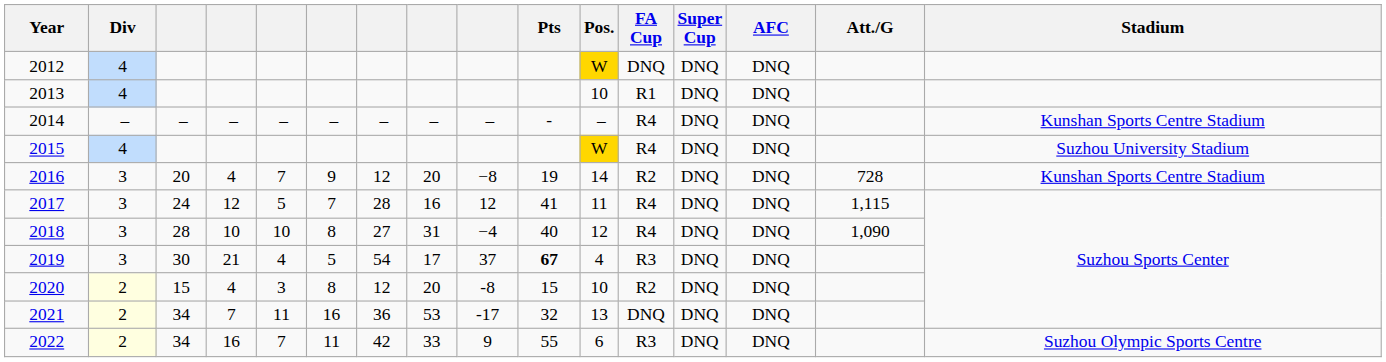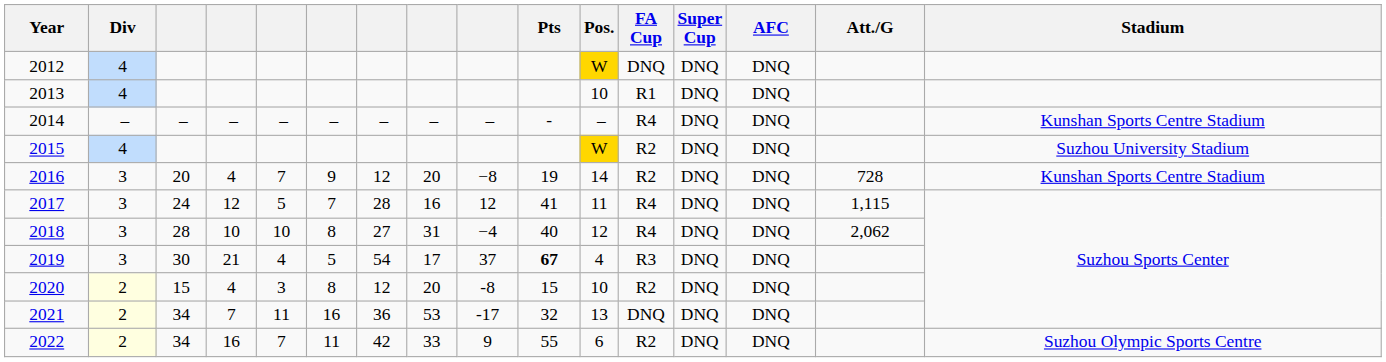(646, 148) R4 -> (646, 148) R2
(870, 231) 1,090 -> (870, 231) 2,062
(646, 342) R3 -> (646, 342) R2
